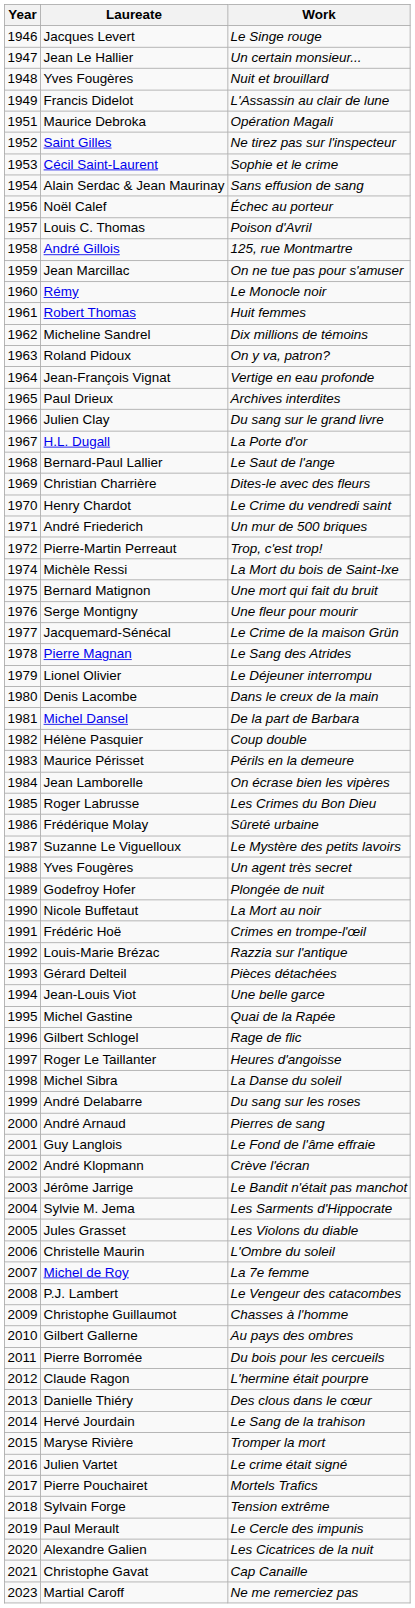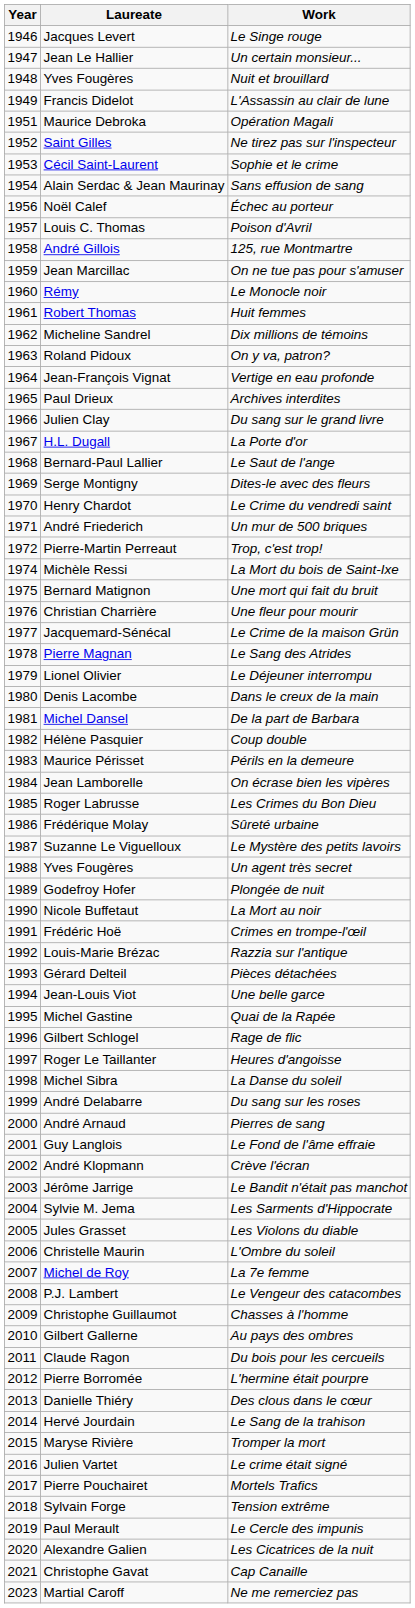(100, 484) Christian Charrière -> (91, 484) Serge Montigny
(91, 611) Serge Montigny -> (100, 611) Christian Charrière
(93, 1358) Pierre Borromée -> (87, 1358) Claude Ragon
(87, 1379) Claude Ragon -> (93, 1379) Pierre Borromée
